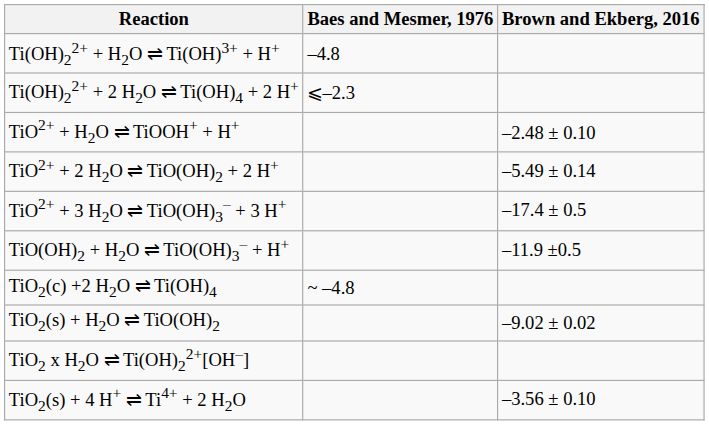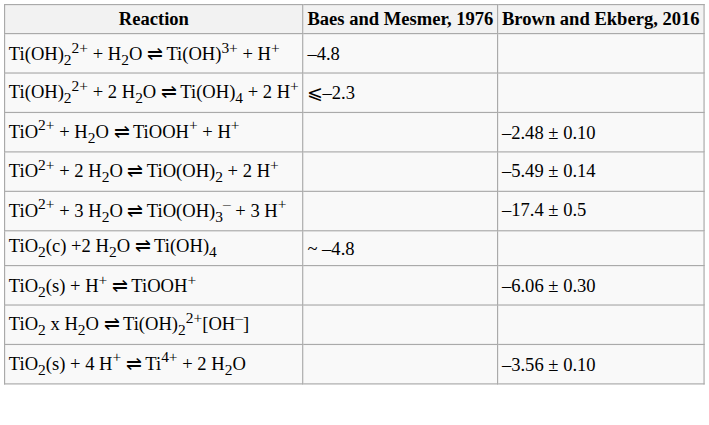- row: (149, 250)
+ row: (103, 285)
- row: (114, 323)
